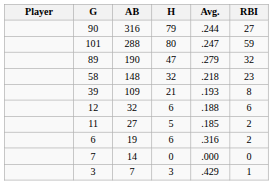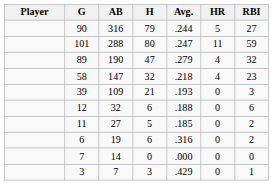+ column: (218, 12)
(132, 76) 148 -> (116, 76) 147
(249, 92) 8 -> (252, 92) 3
